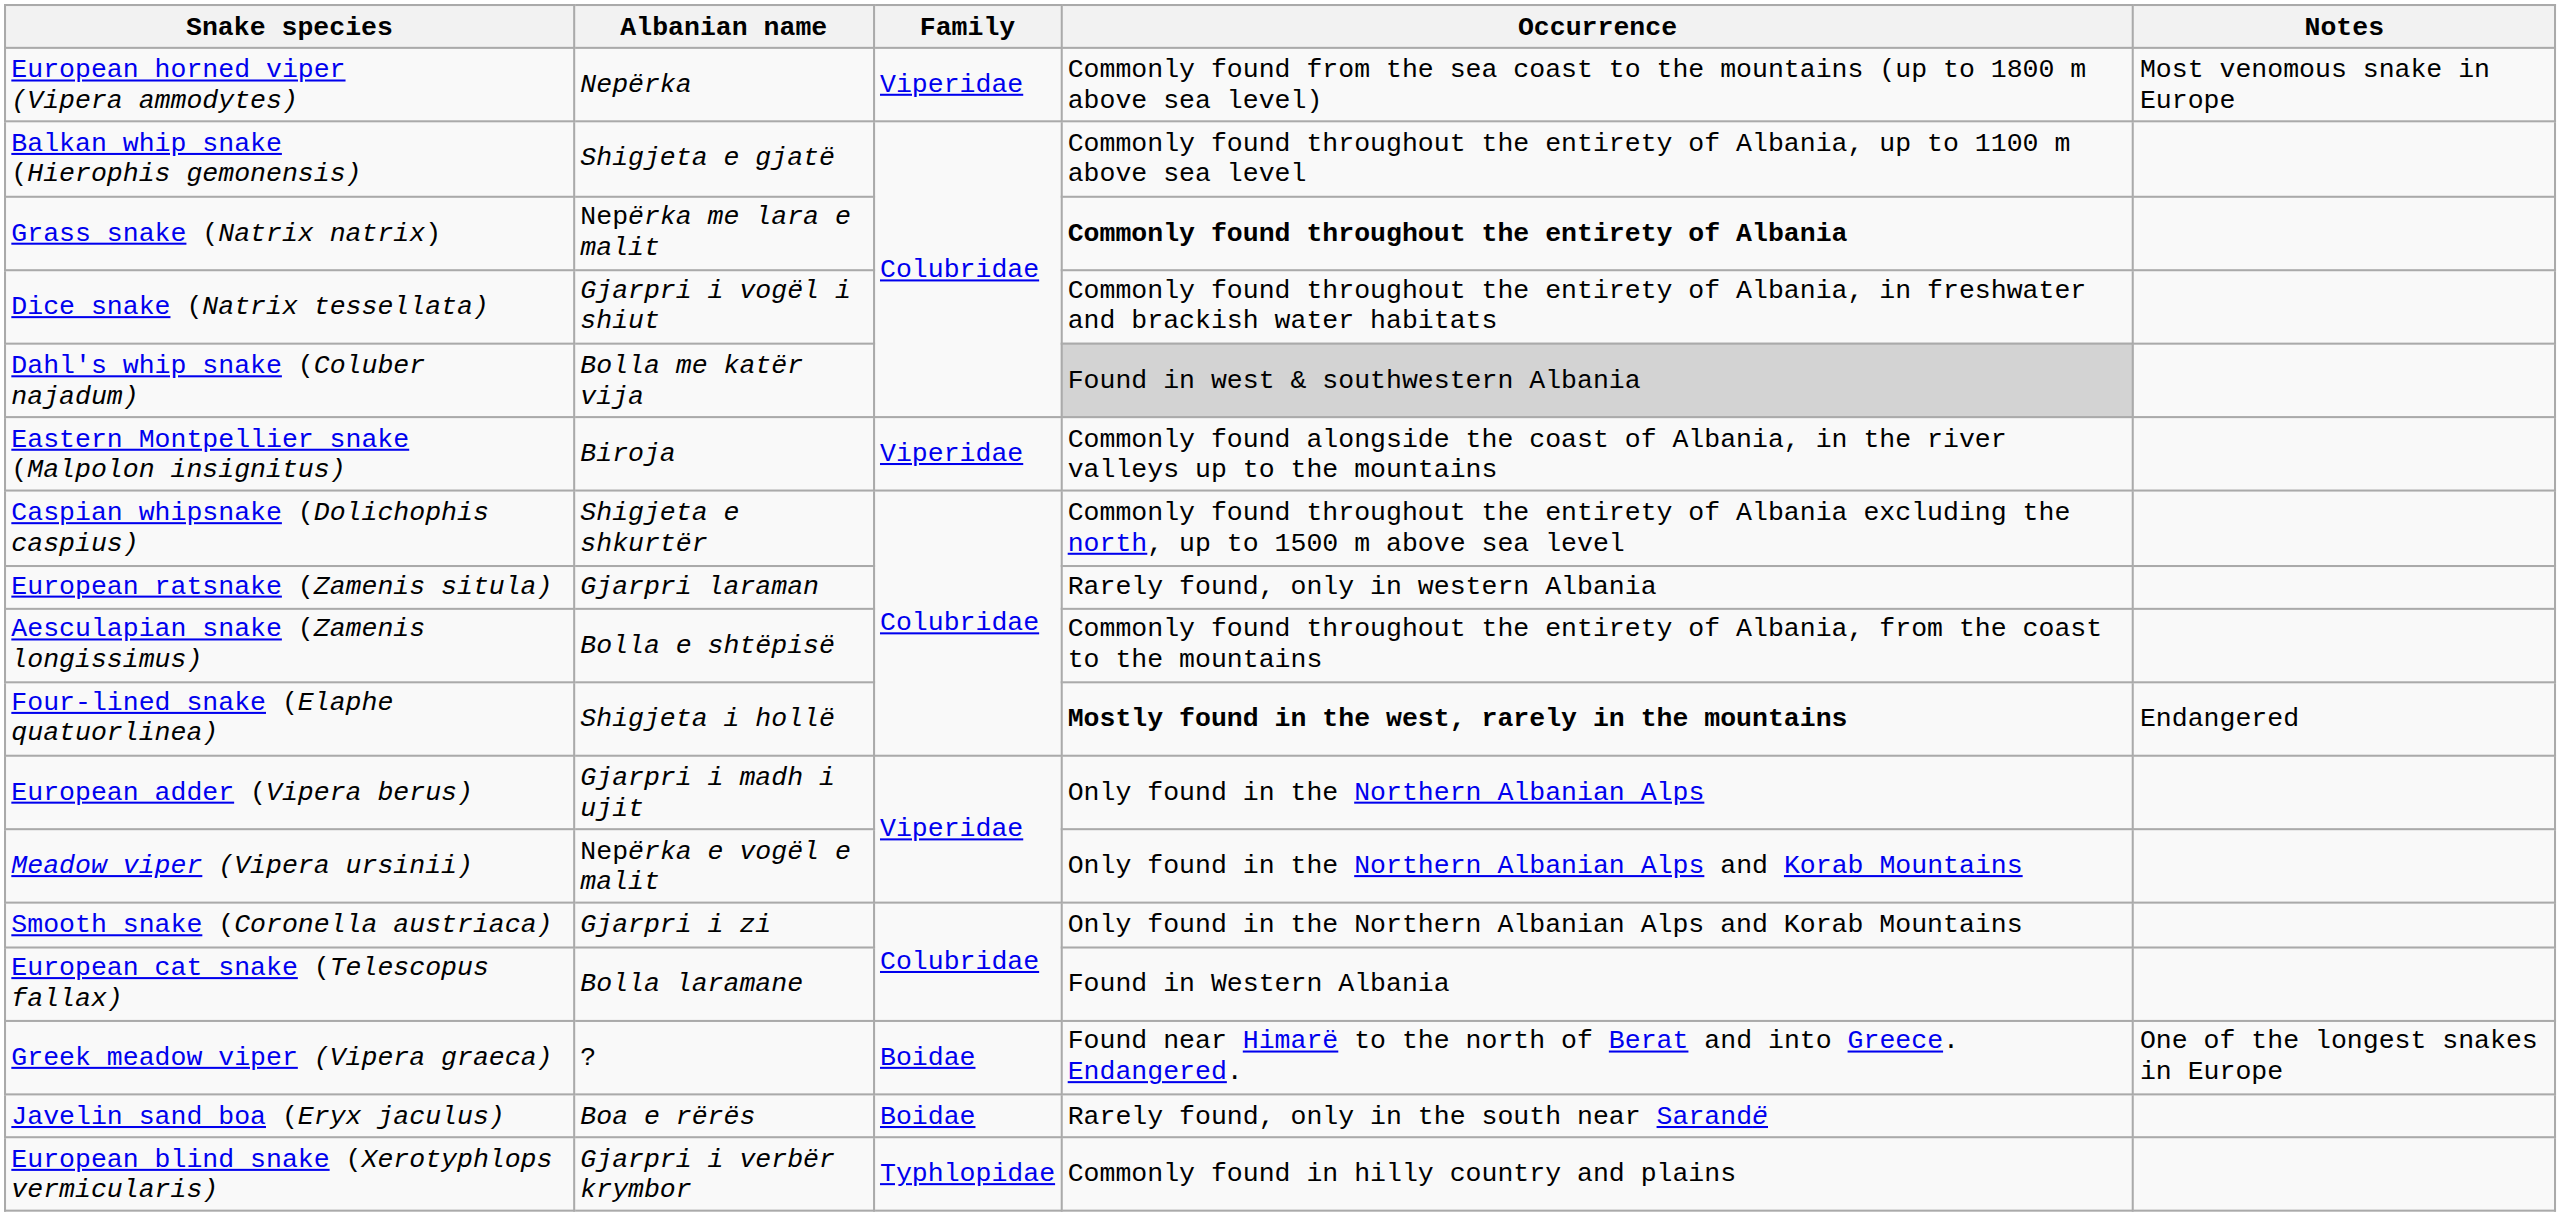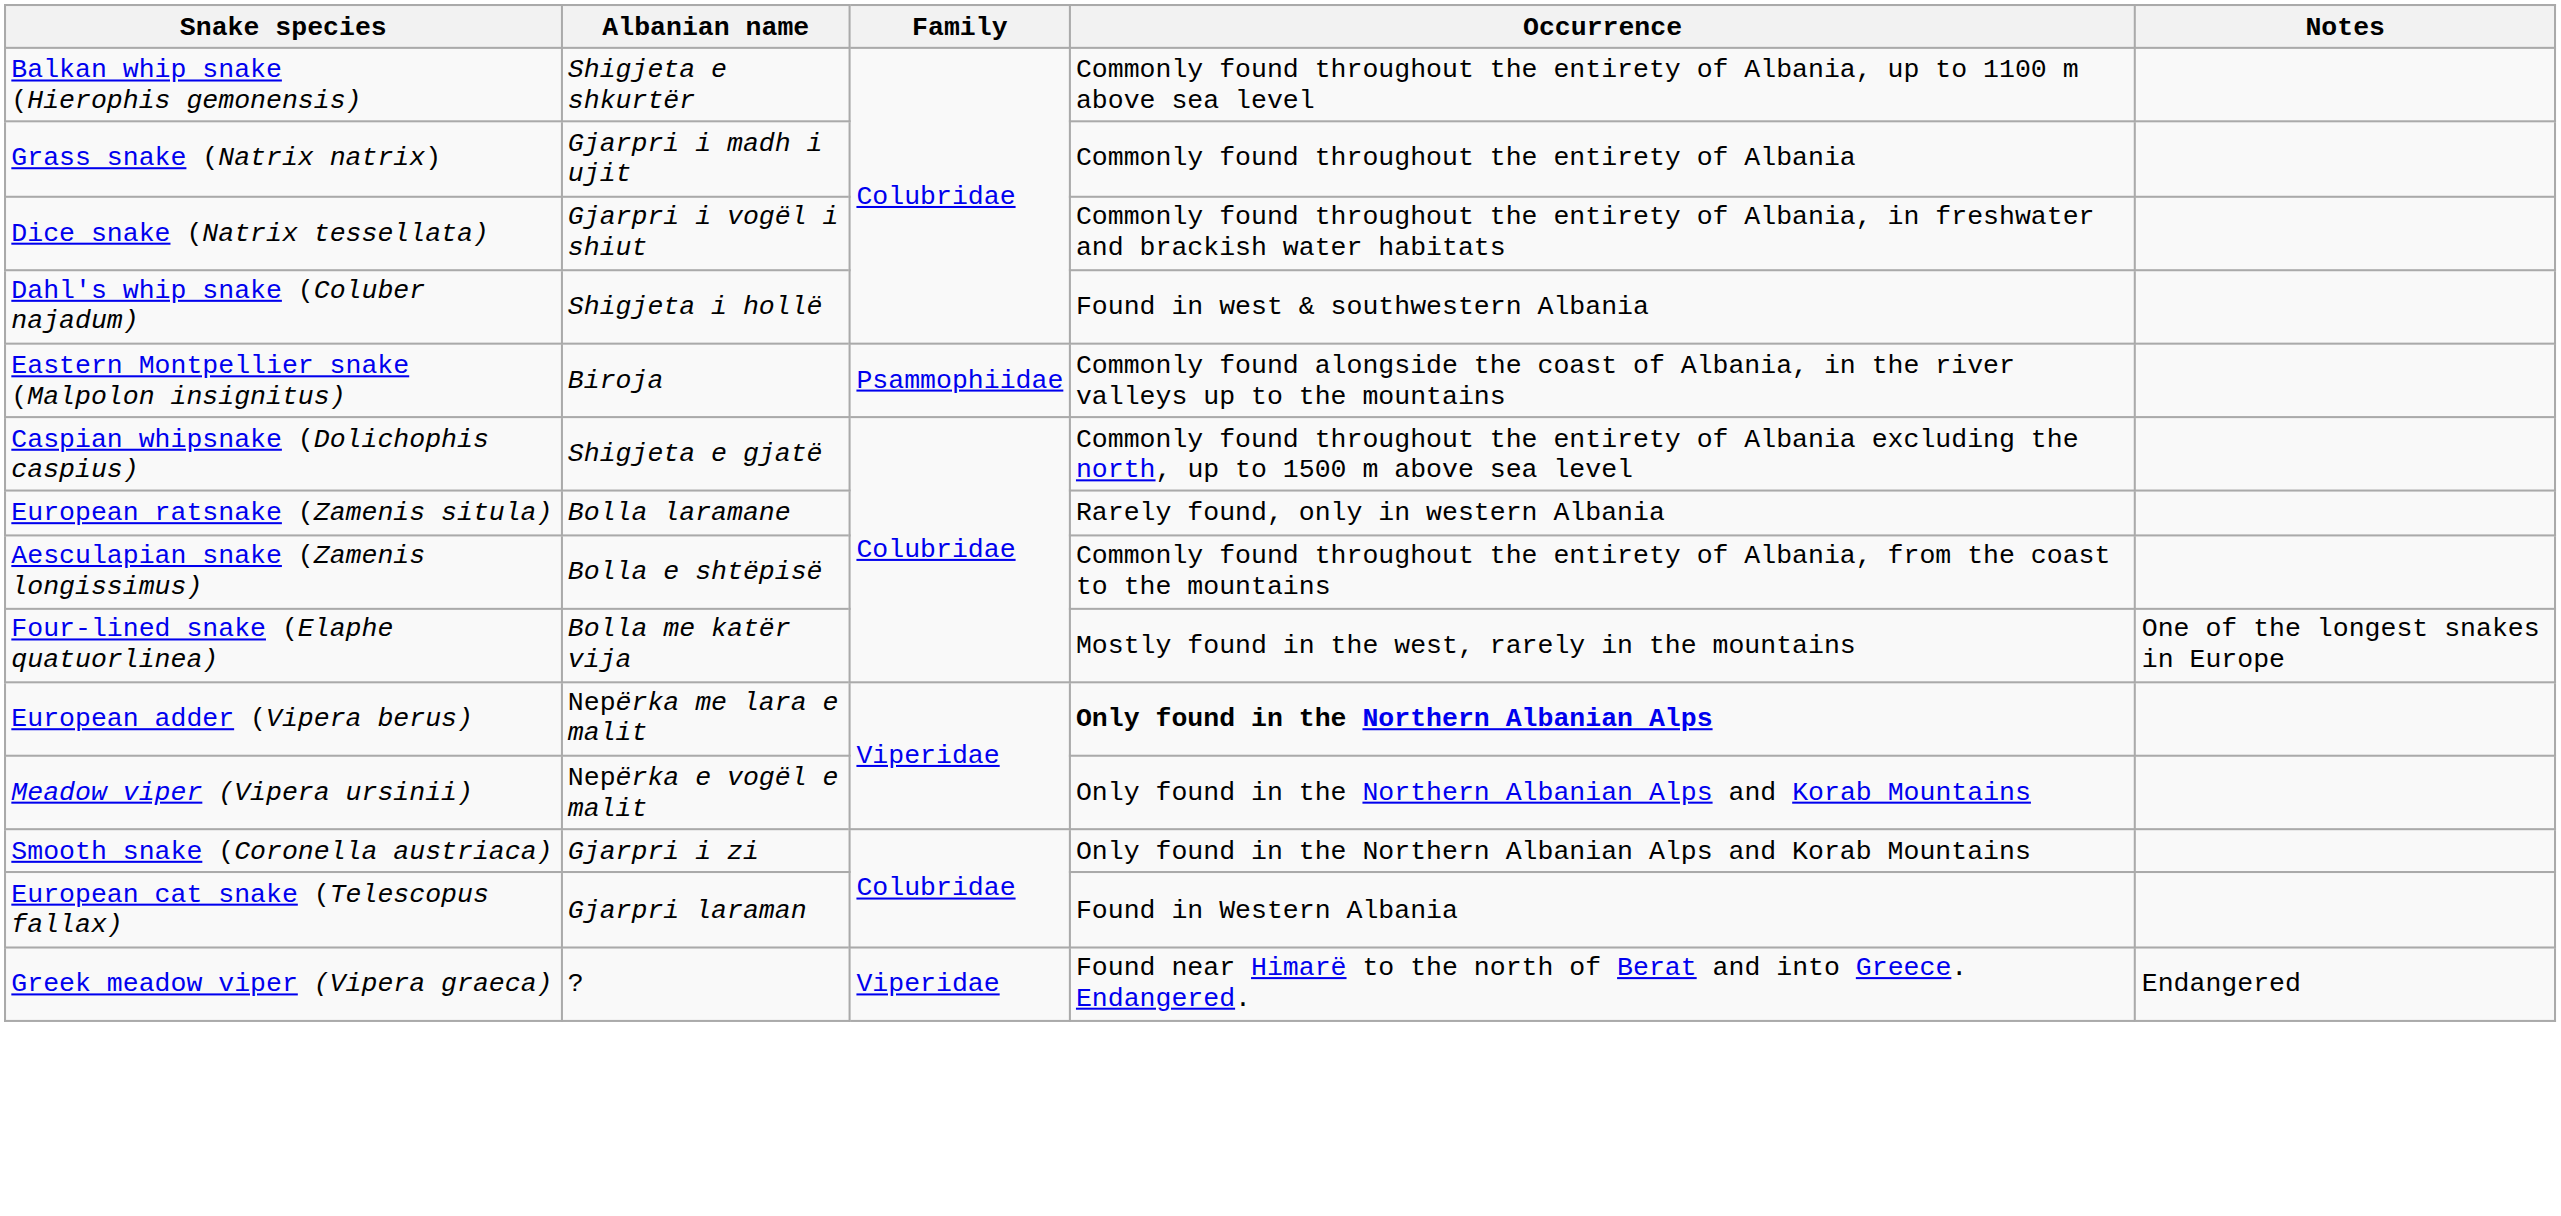- row: (178, 85)
(708, 159) Shigjeta e gjatë -> (647, 85) Shigjeta e shkurtër
(716, 233) Nepërka me lara e malit -> (695, 159) Gjarpri i madh i ujit
(1458, 233) bold -> (1466, 159) normal
(692, 380) Bolla me katër vija -> (695, 307) Shigjeta i hollë
(1354, 380) lightgrey background -> (1362, 307) no background
(952, 454) Viperidae -> (960, 380) Psammophiidae
(660, 528) Shigjeta e shkurtër -> (695, 454) Shigjeta e gjatë
(700, 587) Gjarpri laraman -> (679, 513) Bolla laramane
(708, 719) Shigjeta i hollë -> (679, 645) Bolla me katër vija
(1458, 719) bold -> (1466, 645) normal
(2219, 719) Endangered -> (2341, 645) One of the longest snakes in Europe
(708, 793) Gjarpri i madh i ujit -> (703, 719) Nepërka me lara e malit
(1386, 793) normal -> (1394, 719) bold
(692, 984) Bolla laramane -> (687, 910) Gjarpri laraman
(928, 1057) Boidae -> (928, 984) Viperidae
(2339, 1057) One of the longest snakes in Europe -> (2221, 984) Endangered
- row: (258, 1116)
- row: (282, 1175)
